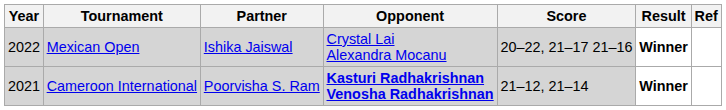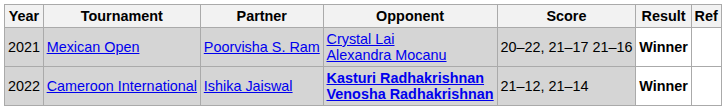(24, 47) 2022 -> (24, 47) 2021
(248, 47) Ishika Jaiswal -> (262, 47) Poorvisha S. Ram
(24, 86) 2021 -> (24, 86) 2022
(262, 86) Poorvisha S. Ram -> (248, 86) Ishika Jaiswal
